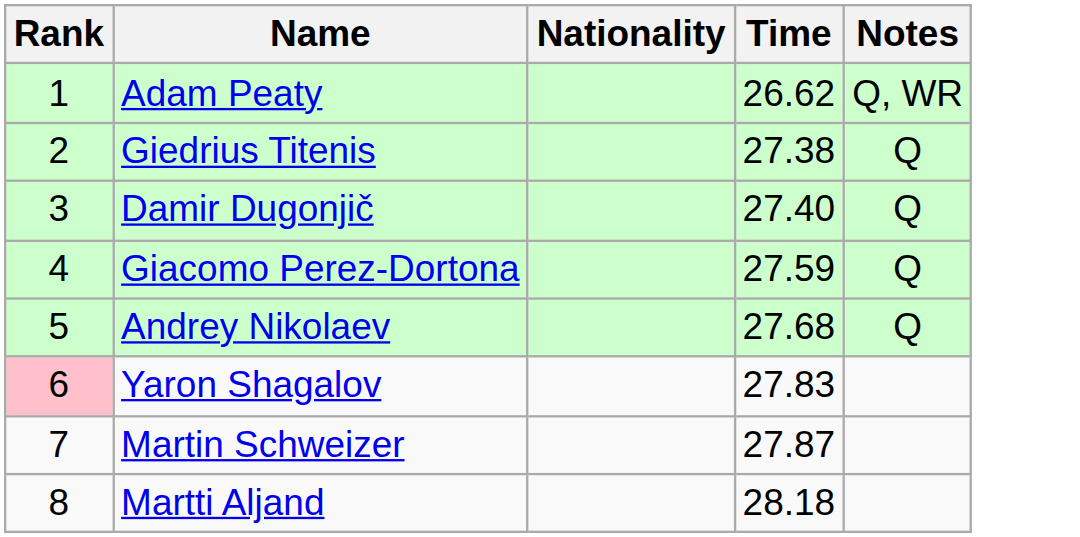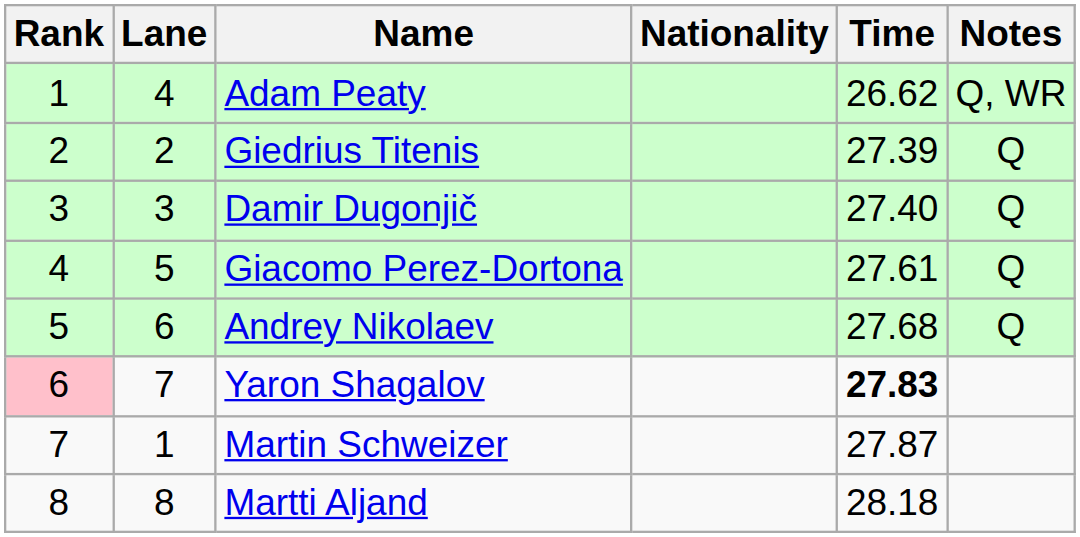+ column: (164, 33)
(789, 151) 27.38 -> (892, 151) 27.39
(789, 268) 27.59 -> (892, 268) 27.61
(789, 385) normal -> (892, 385) bold
